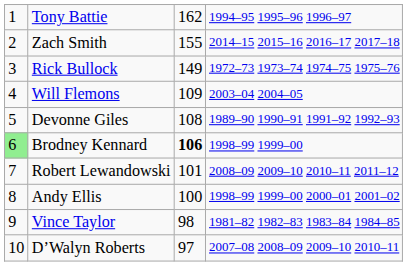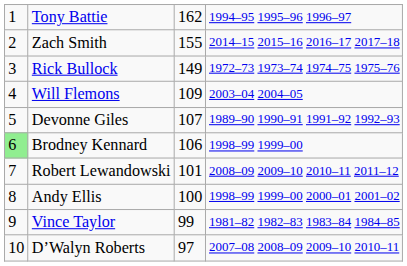(190, 119) 108 -> (190, 119) 107
(190, 145) bold -> (190, 145) normal
(186, 222) 98 -> (186, 222) 99
